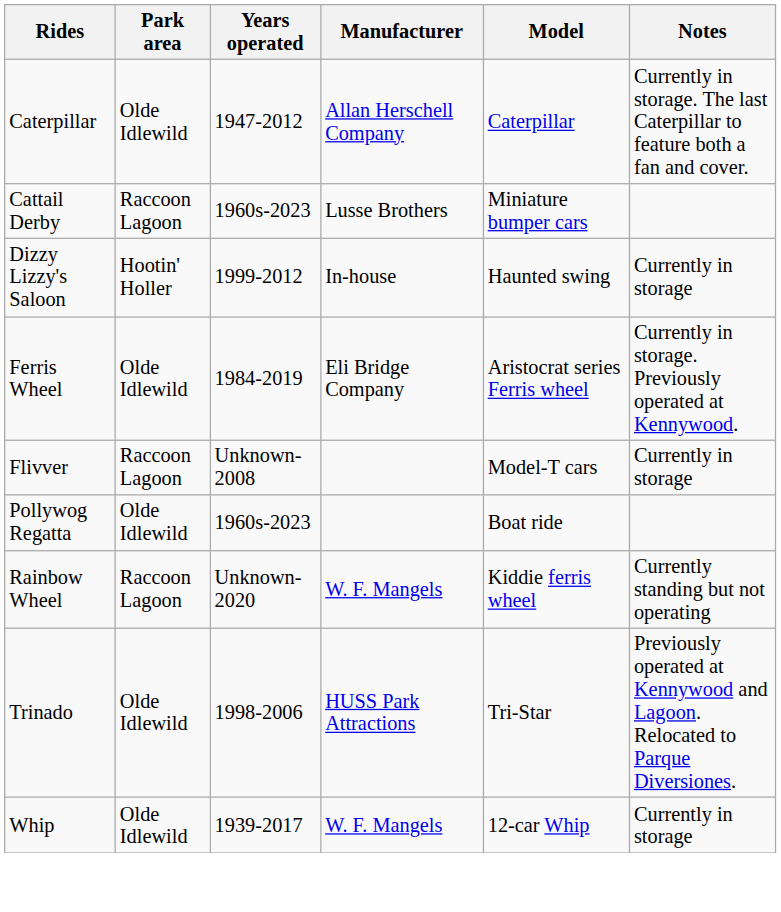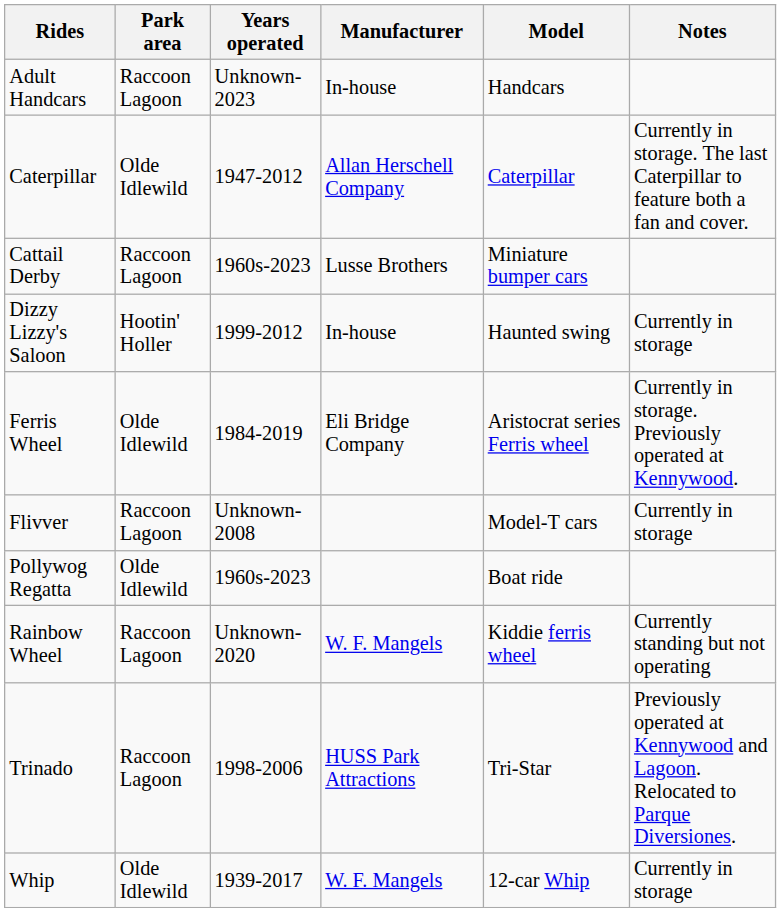+ row: (48, 87)
(154, 712) Olde Idlewild -> (155, 767) Raccoon Lagoon
